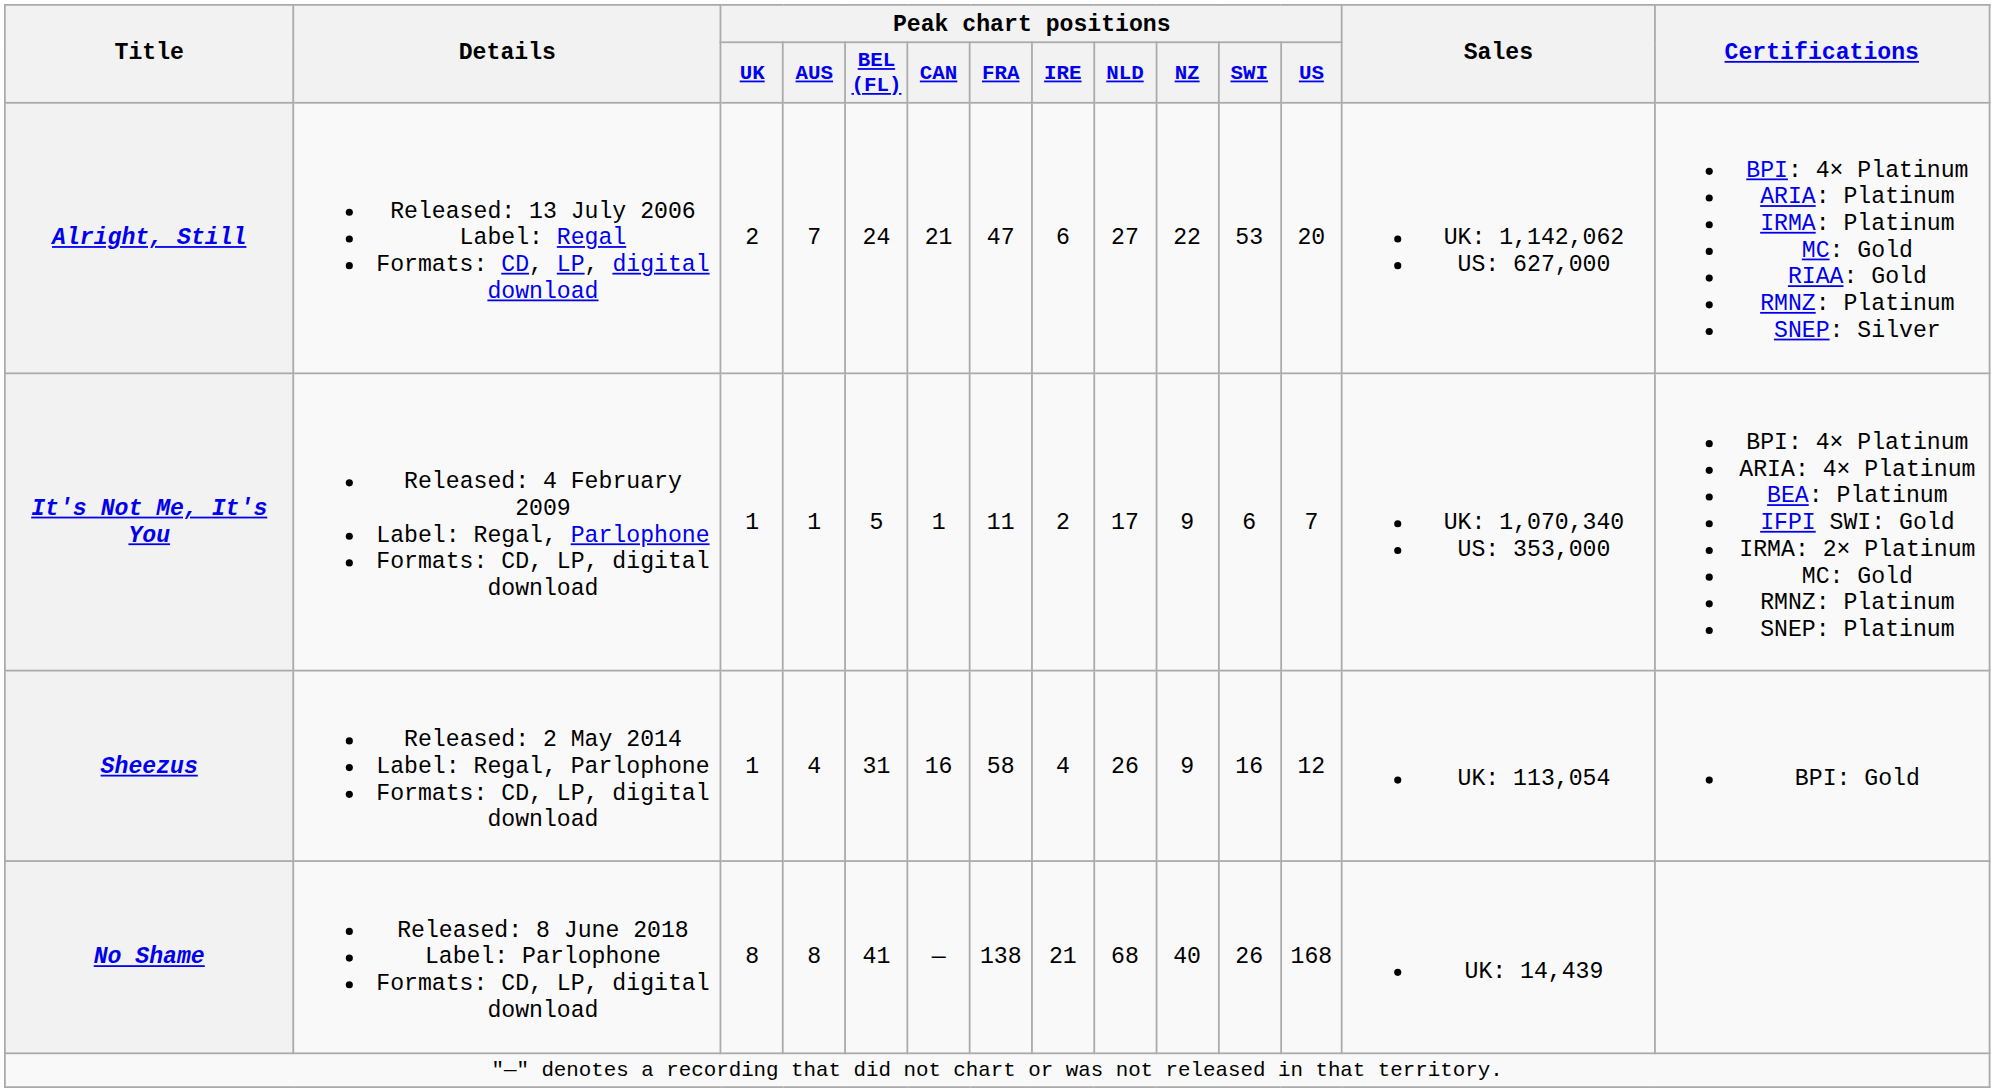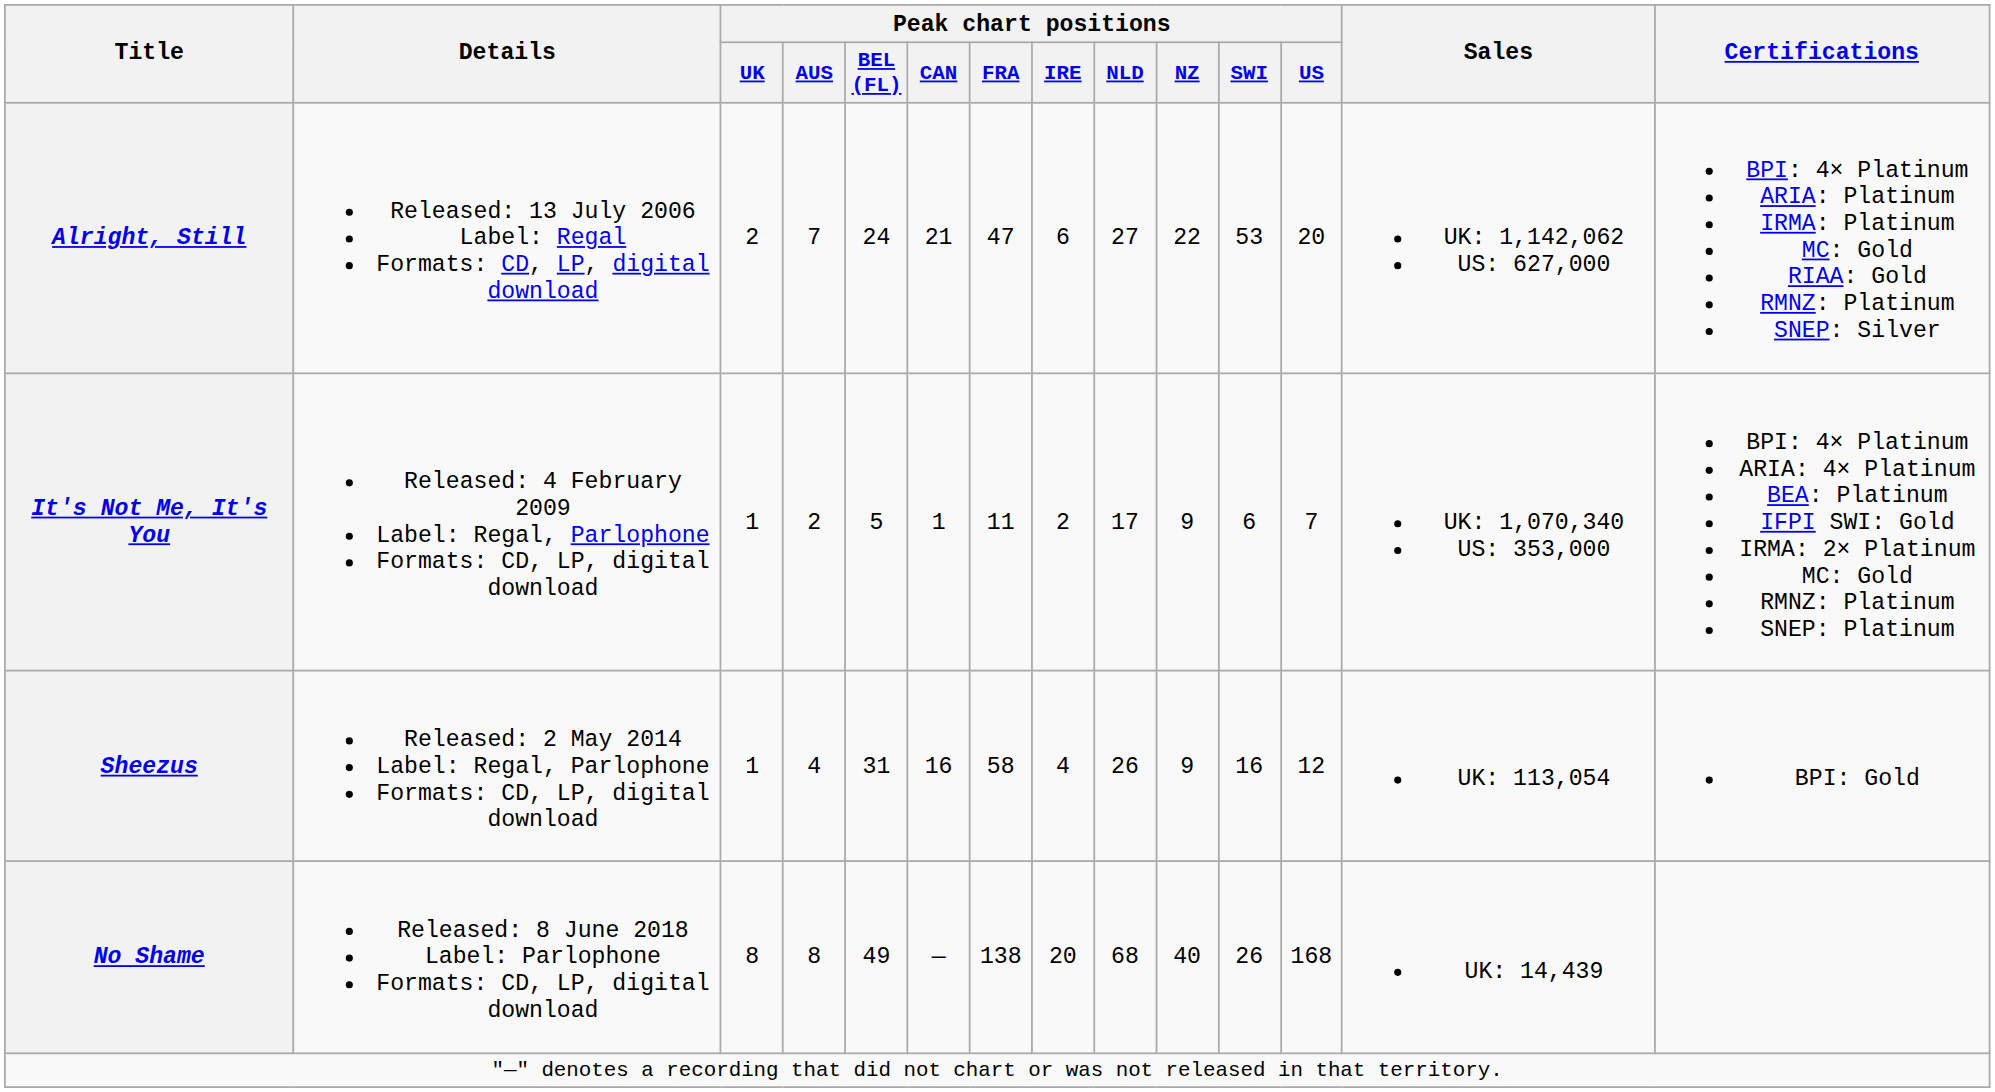(814, 522) 1 -> (814, 522) 2
(876, 957) 41 -> (876, 957) 49
(1063, 957) 21 -> (1063, 957) 20
